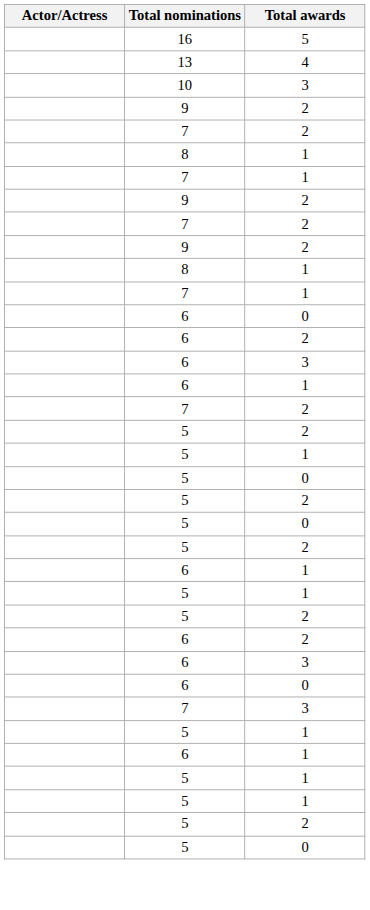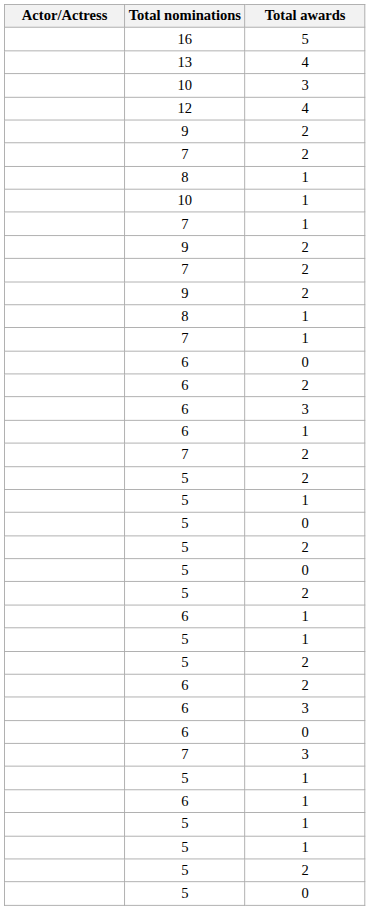+ row: (185, 108)
+ row: (185, 200)
